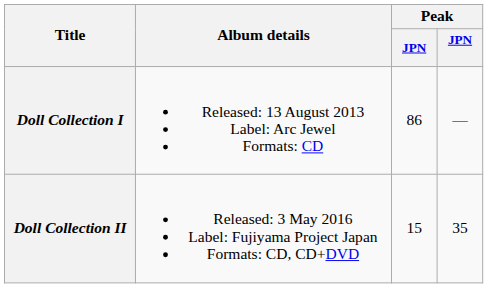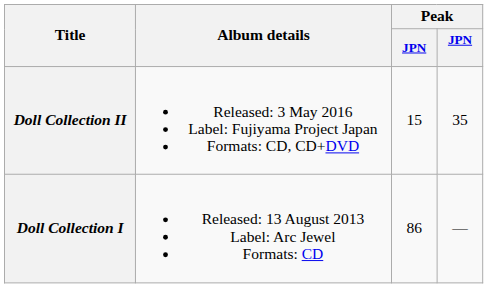rows swapped: (70, 120) <-> (70, 228)
